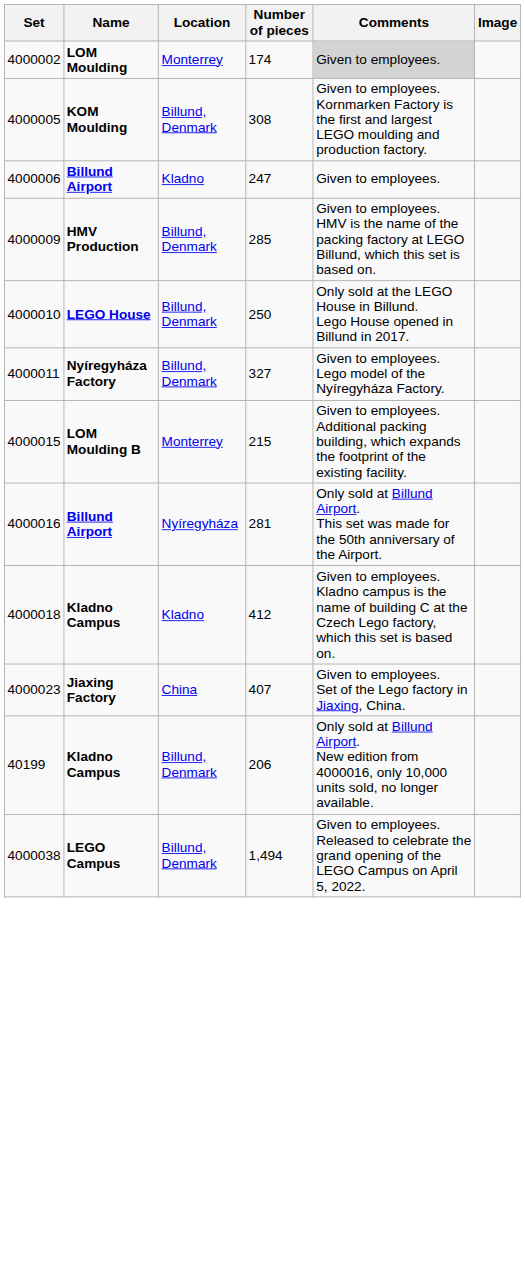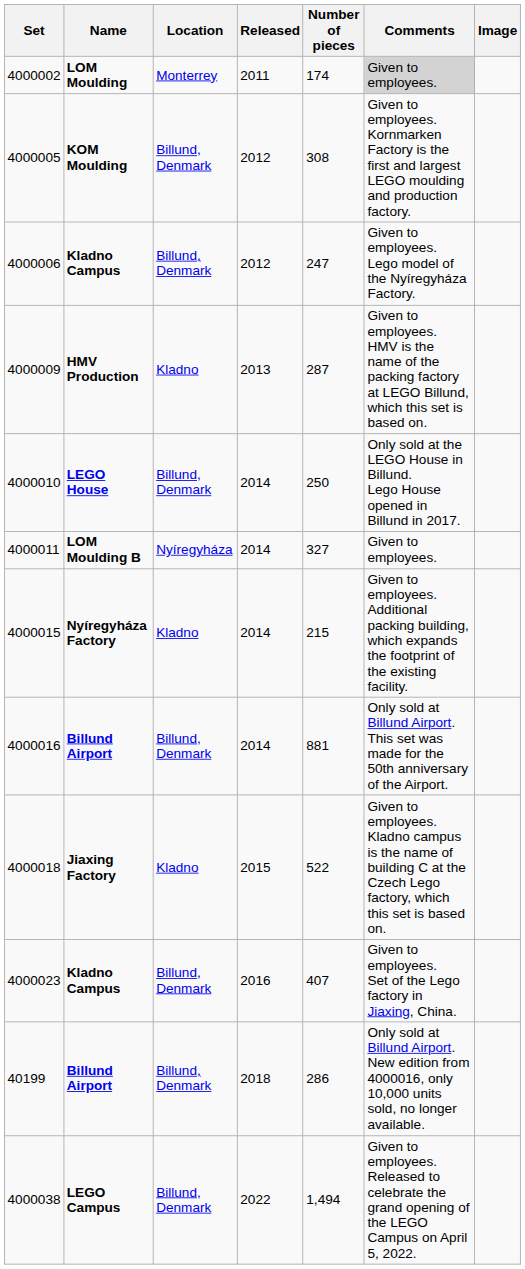+ column: (270, 30)
(90, 179) Billund Airport -> (94, 263) Kladno Campus
(183, 179) Kladno -> (184, 263) Billund, Denmark
(378, 179) Given to employees. -> (417, 263) Given to employees. Lego model of the Nyíregyháza Factory.
(189, 239) Billund, Denmark -> (177, 369) Kladno
(260, 239) 285 -> (318, 369) 287
(107, 374) Nyíregyháza Factory -> (104, 550) LOM Moulding B
(189, 374) Billund, Denmark -> (194, 550) Nyíregyháza
(380, 374) Given to employees. Lego model of the Nyíregyháza Factory. -> (402, 550) Given to employees.
(104, 441) LOM Moulding B -> (107, 632) Nyíregyháza Factory
(192, 441) Monterrey -> (177, 632) Kladno
(200, 524) Nyíregyháza -> (184, 746) Billund, Denmark
(260, 524) 281 -> (318, 746) 881
(94, 614) Kladno Campus -> (91, 867) Jiaxing Factory
(260, 614) 412 -> (318, 867) 522
(91, 689) Jiaxing Factory -> (94, 980) Kladno Campus
(179, 689) China -> (184, 980) Billund, Denmark
(94, 765) Kladno Campus -> (90, 1078) Billund Airport
(260, 765) 206 -> (318, 1078) 286
